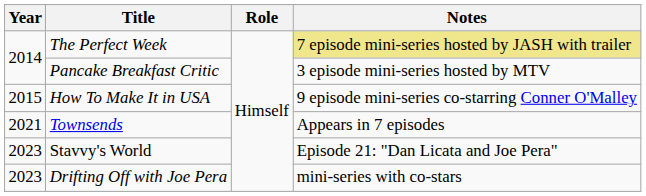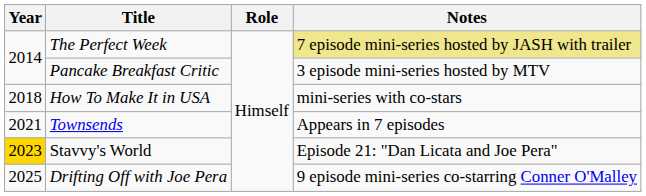(25, 97) 2015 -> (25, 97) 2018
(467, 97) 9 episode mini-series co-starring Conner O'Malley -> (379, 97) mini-series with co-stars
(25, 151) no background -> (25, 151) gold background
(25, 177) 2023 -> (25, 177) 2025
(379, 177) mini-series with co-stars -> (467, 177) 9 episode mini-series co-starring Conner O'Malley
